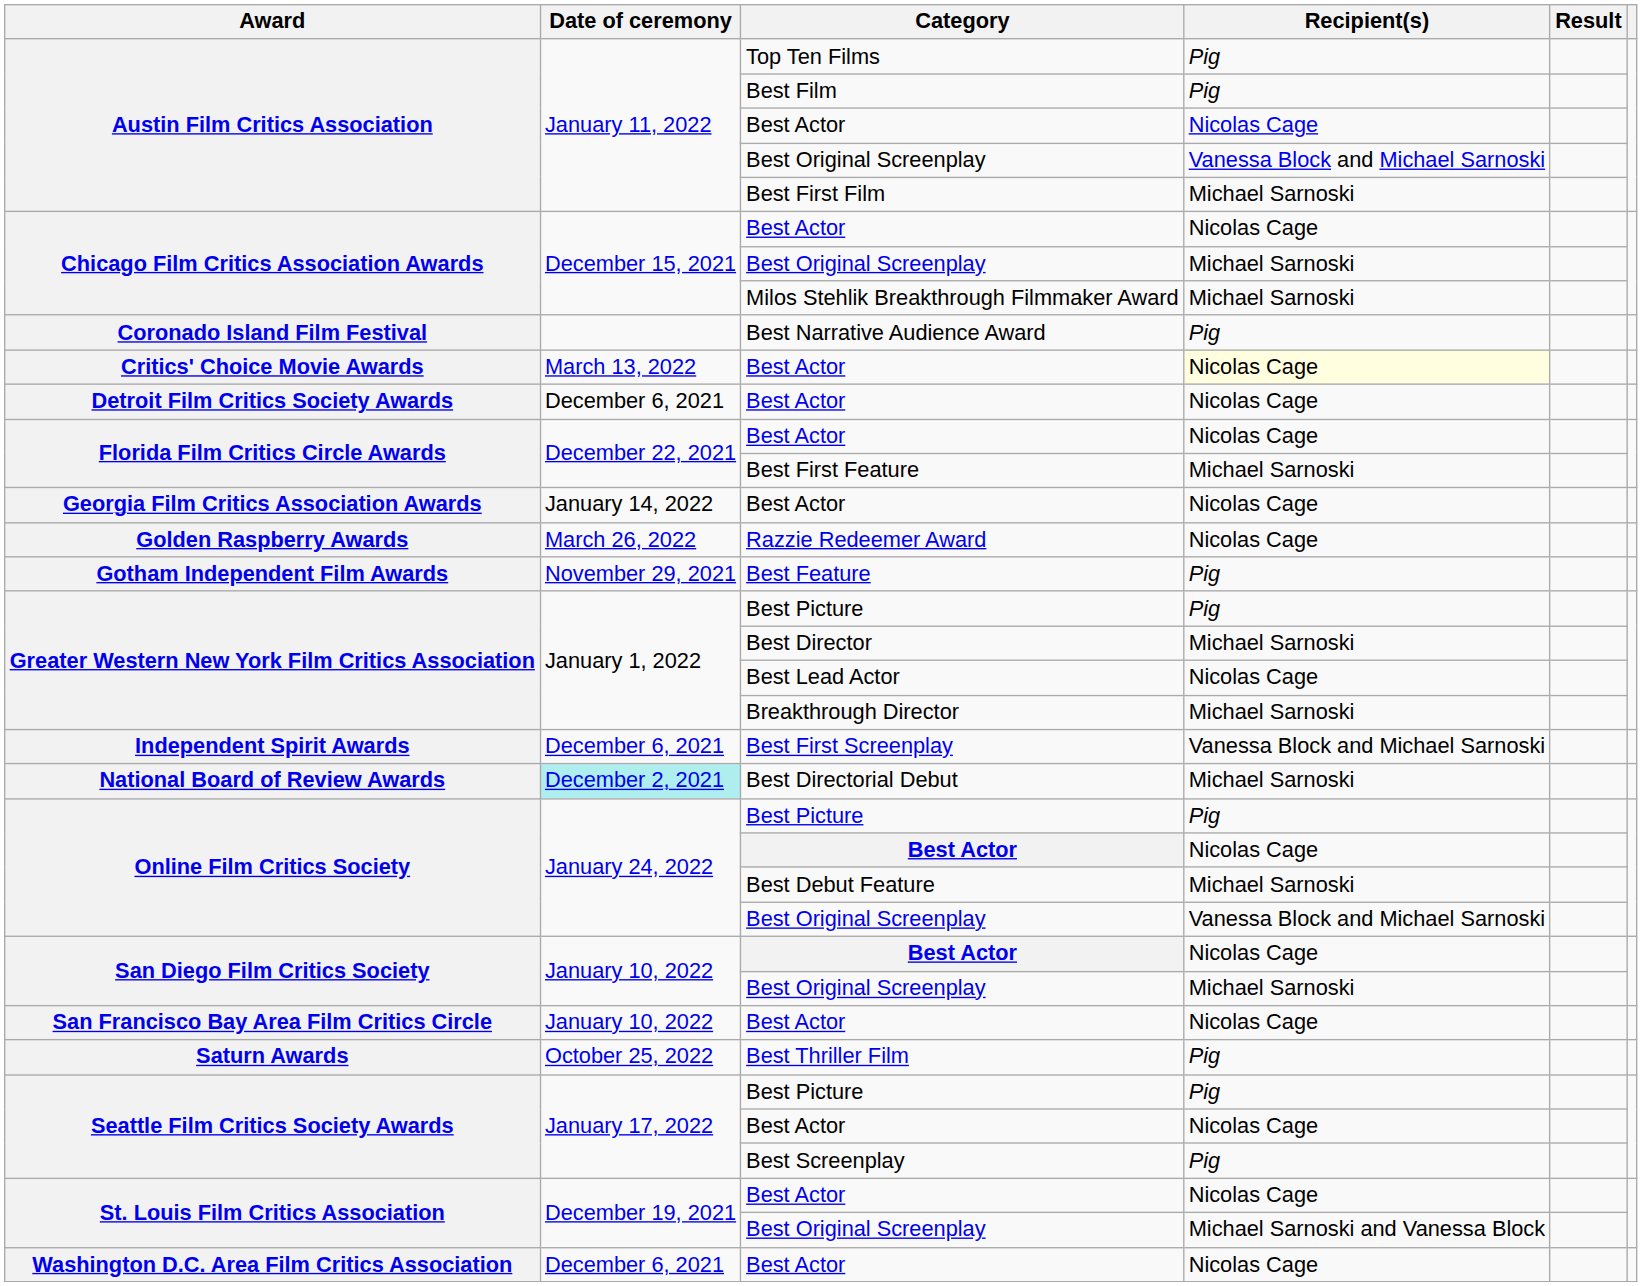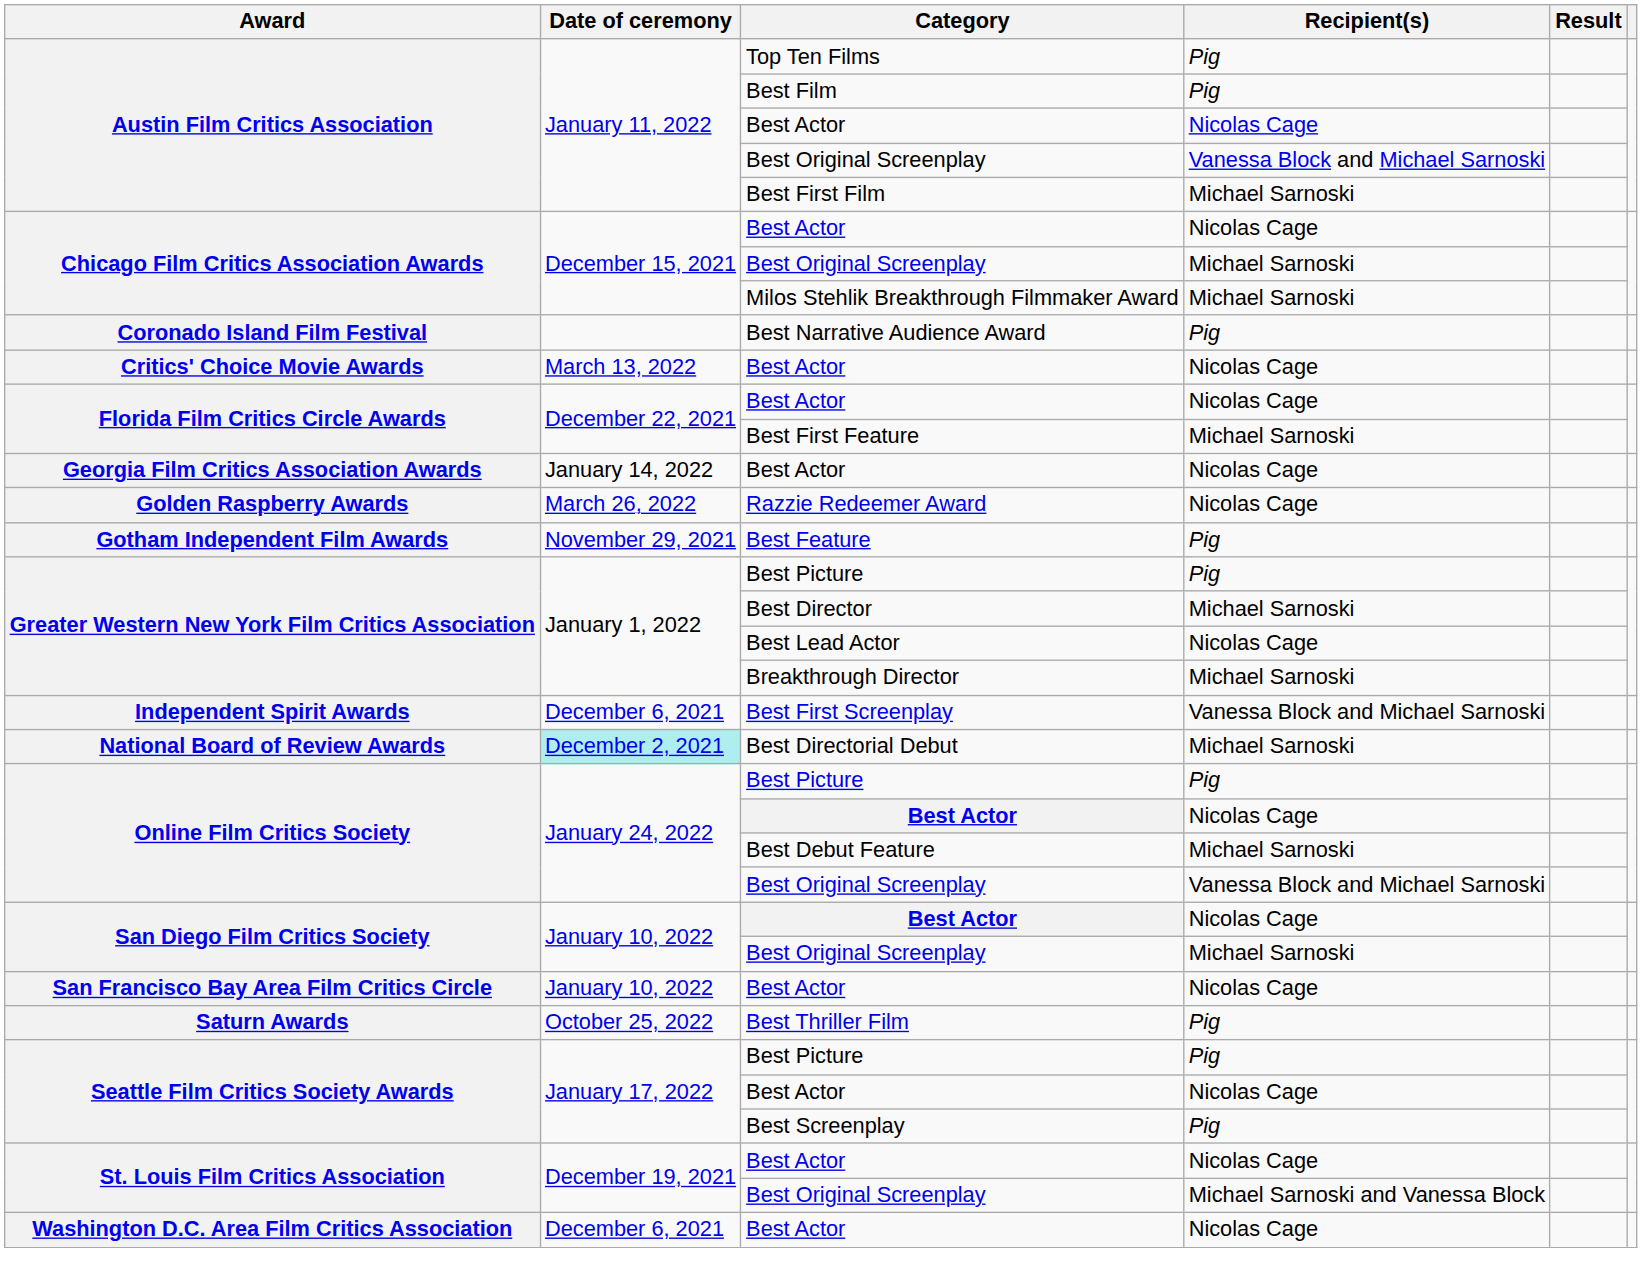(1253, 366) lightyellow background -> (1253, 366) no background
- row: (272, 401)
